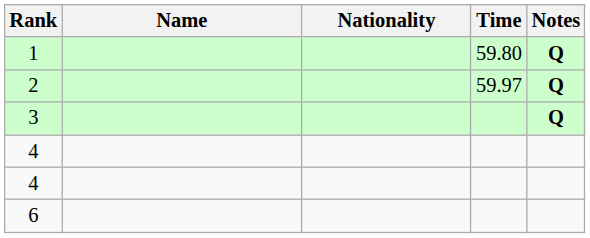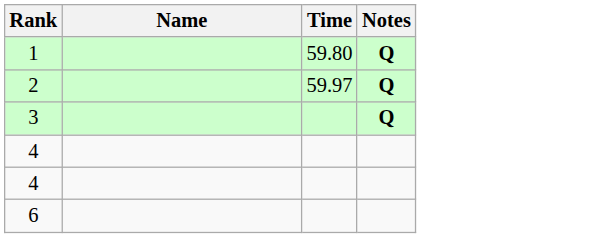- column: (386, 20)
